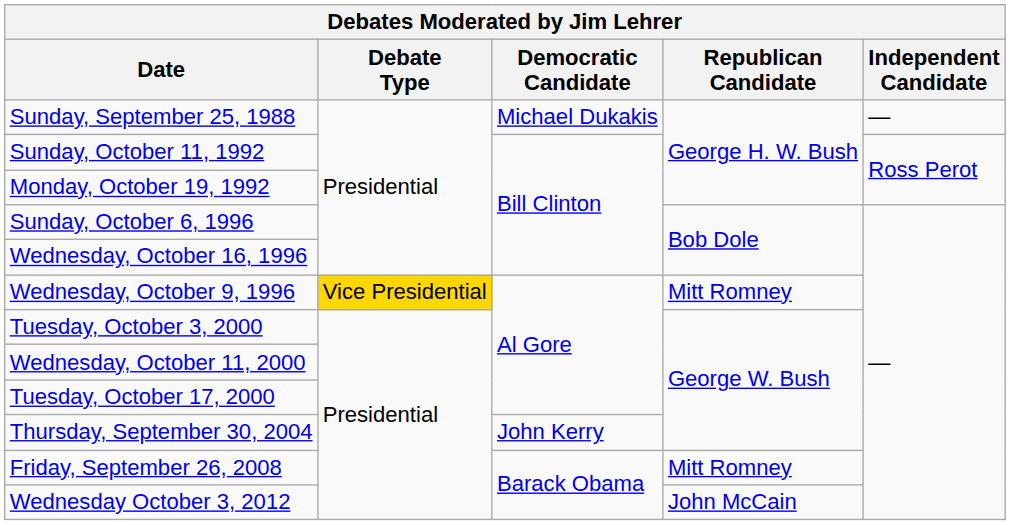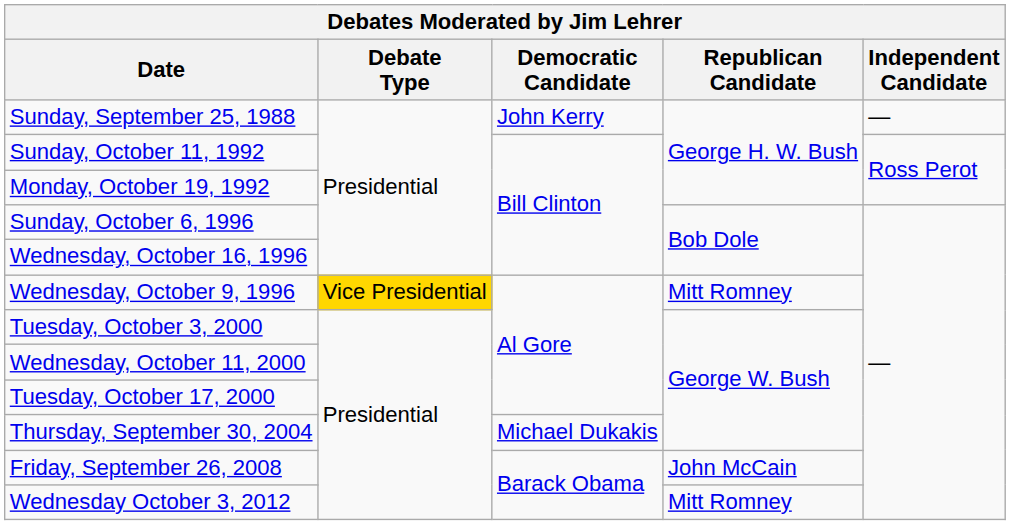(577, 116) Michael Dukakis -> (550, 116) John Kerry
(550, 432) John Kerry -> (577, 432) Michael Dukakis
(730, 467) Mitt Romney -> (732, 467) John McCain
(732, 502) John McCain -> (730, 502) Mitt Romney
